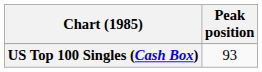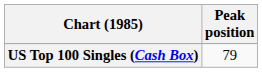(230, 55) 93 -> (230, 55) 79
